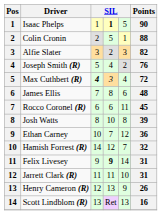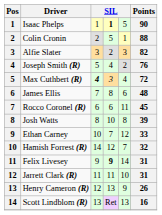(144, 134) 36 -> (144, 134) 33
